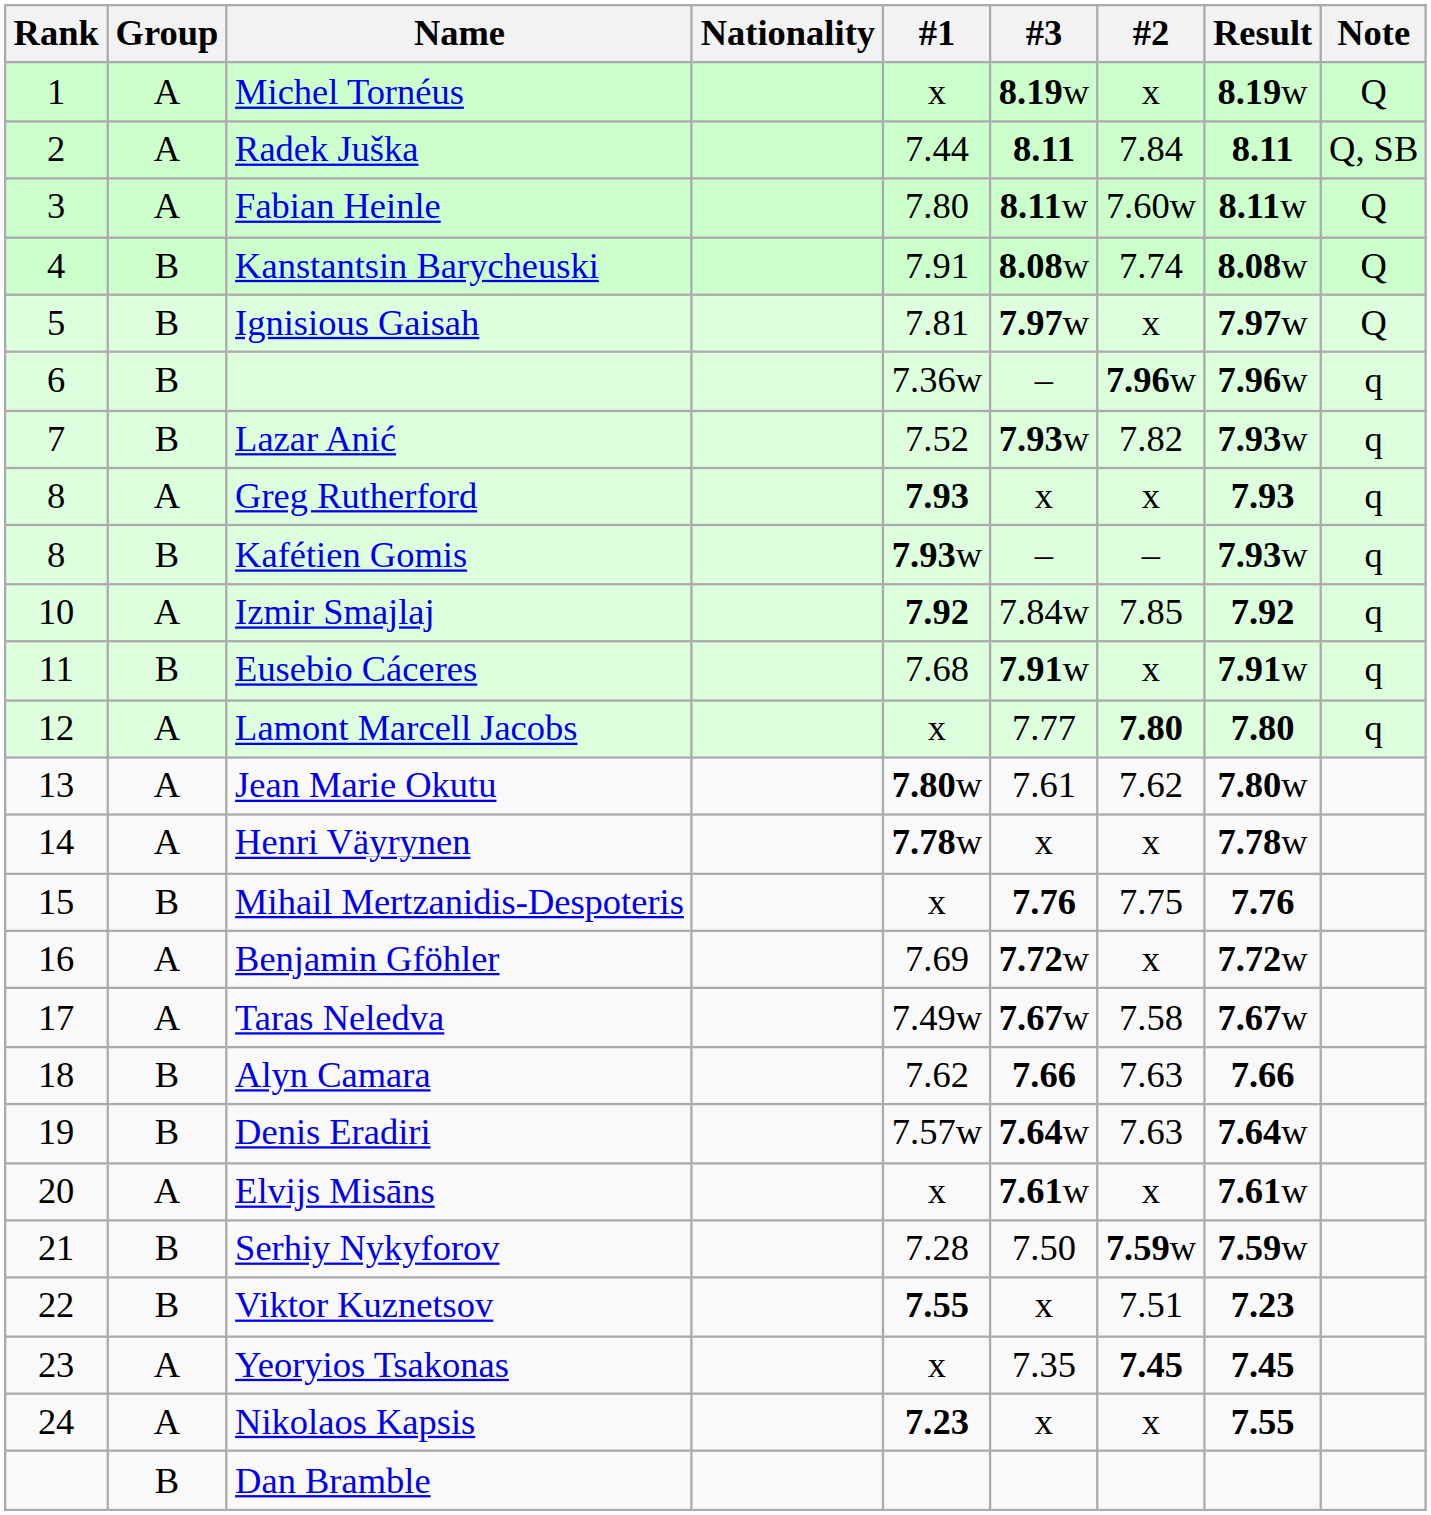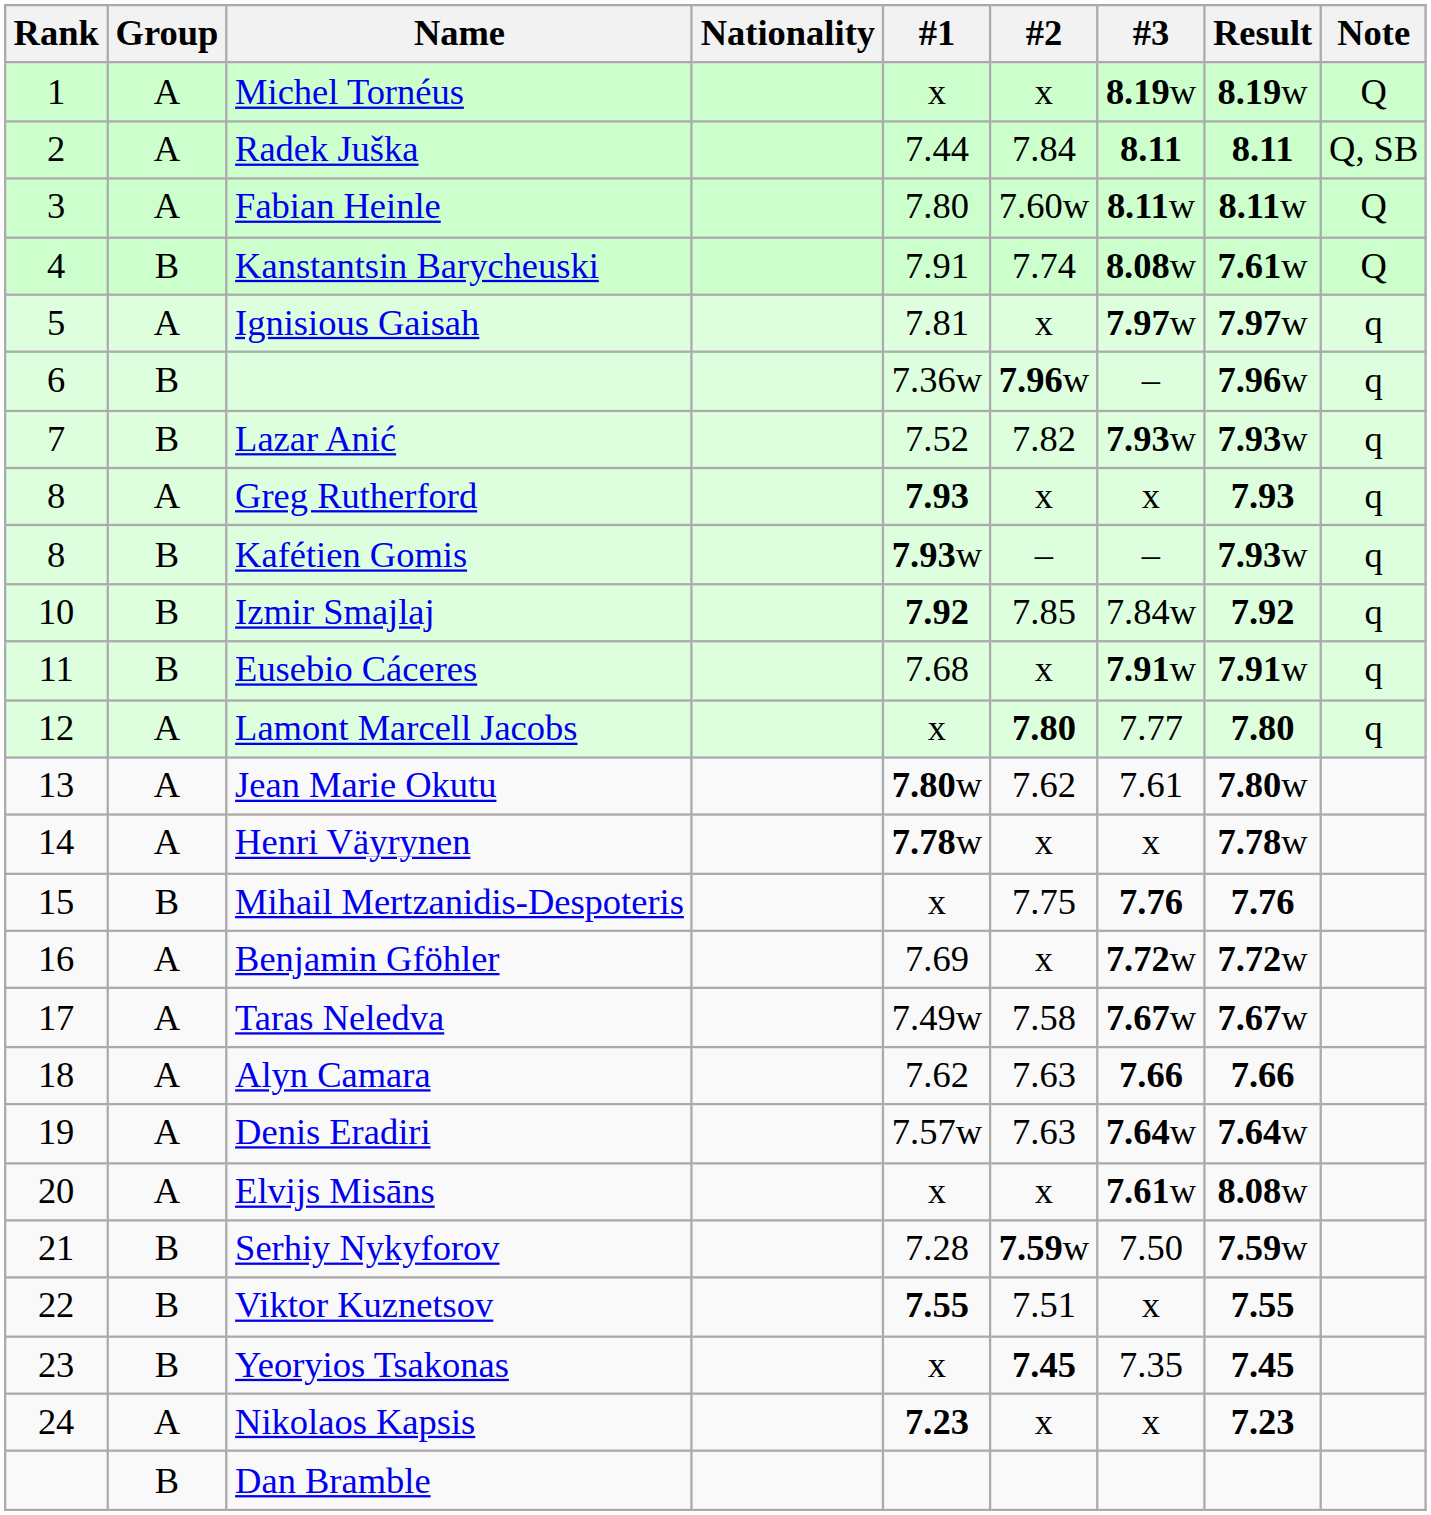columns swapped: (1151, 33) <-> (1044, 33)
(1263, 264) 8.08w -> (1263, 264) 7.61w
(167, 322) B -> (167, 322) A
(1374, 322) Q -> (1374, 322) q
(167, 611) A -> (167, 611) B
(167, 1074) B -> (167, 1074) A
(167, 1132) B -> (167, 1132) A
(1263, 1190) 7.61w -> (1263, 1190) 8.08w
(1263, 1306) 7.23 -> (1263, 1306) 7.55
(167, 1364) A -> (167, 1364) B
(1263, 1421) 7.55 -> (1263, 1421) 7.23
